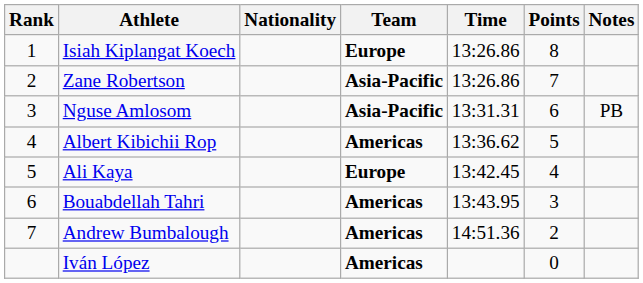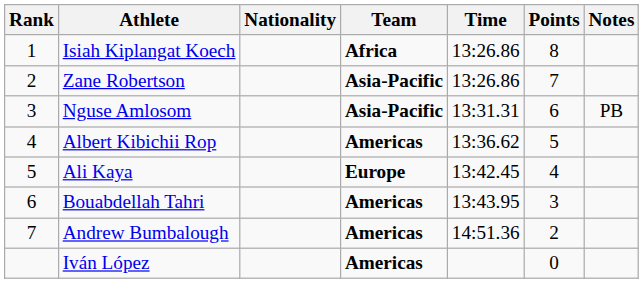(375, 50) Europe -> (371, 50) Africa
